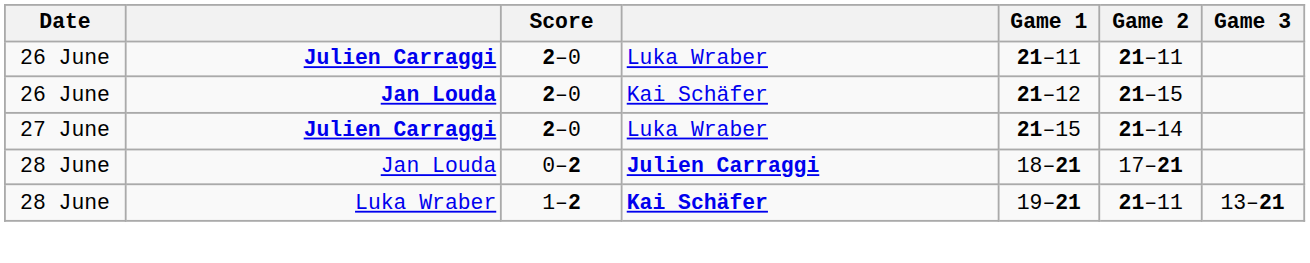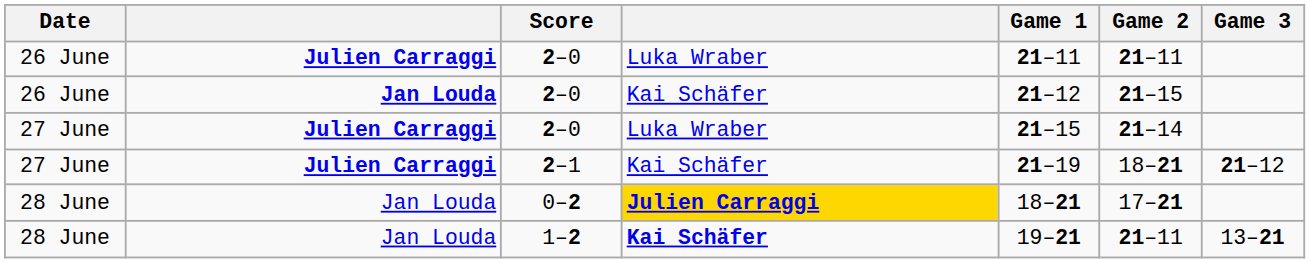+ row: (65, 166)
(723, 166) no background -> (723, 202) gold background
(426, 202) Luka Wraber -> (438, 238) Jan Louda
